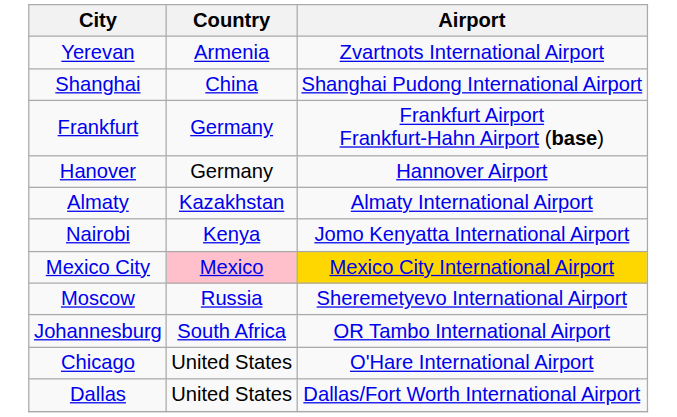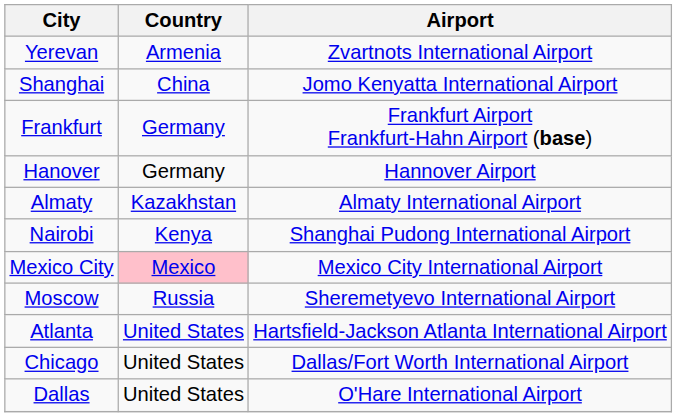(472, 84) Shanghai Pudong International Airport -> (460, 84) Jomo Kenyatta International Airport
(472, 235) Jomo Kenyatta International Airport -> (460, 235) Shanghai Pudong International Airport
(472, 266) gold background -> (460, 266) no background
- row: (98, 330)
+ row: (62, 330)
(472, 362) O'Hare International Airport -> (460, 362) Dallas/Fort Worth International Airport
(472, 394) Dallas/Fort Worth International Airport -> (460, 394) O'Hare International Airport
